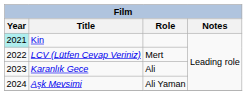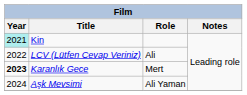(154, 55) Mert -> (150, 55) Ali
(17, 69) normal -> (17, 69) bold
(150, 69) Ali -> (154, 69) Mert
